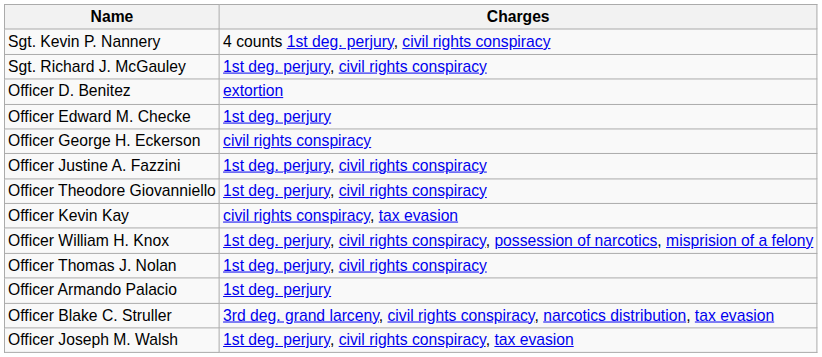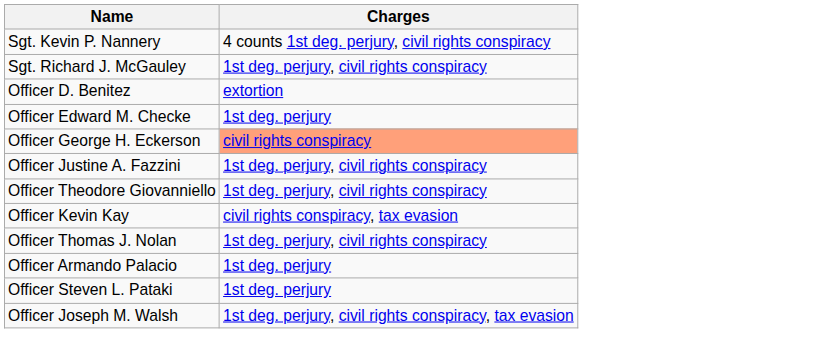(297, 141) no background -> (297, 141) lightsalmon background
- row: (89, 240)
+ row: (90, 290)
- row: (90, 315)
